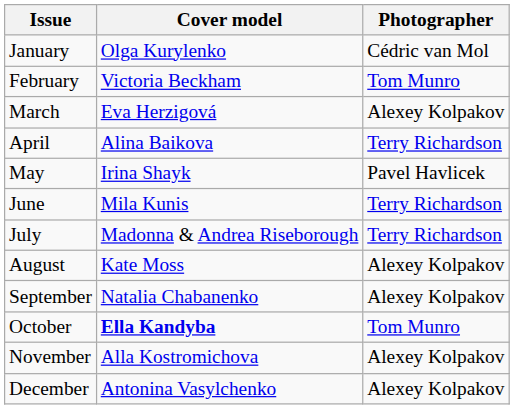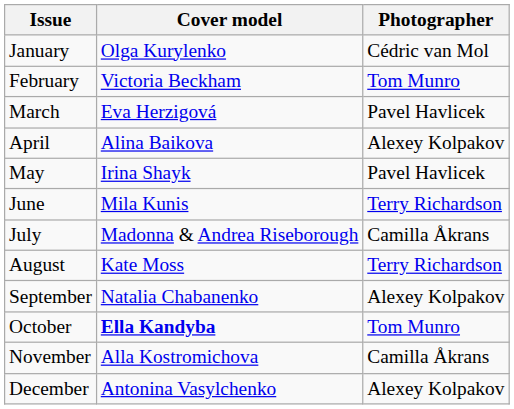(436, 111) Alexey Kolpakov -> (426, 111) Pavel Havlicek
(435, 142) Terry Richardson -> (436, 142) Alexey Kolpakov
(435, 234) Terry Richardson -> (428, 234) Camilla Åkrans
(436, 265) Alexey Kolpakov -> (435, 265) Terry Richardson
(436, 357) Alexey Kolpakov -> (428, 357) Camilla Åkrans
